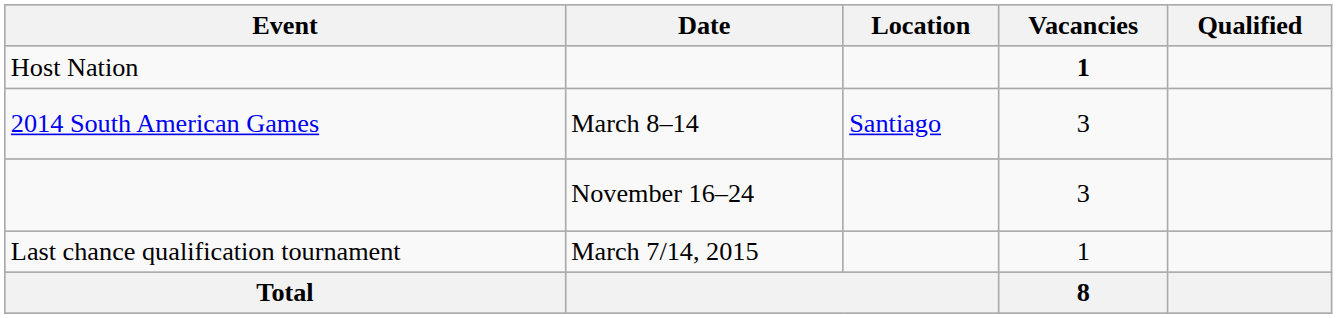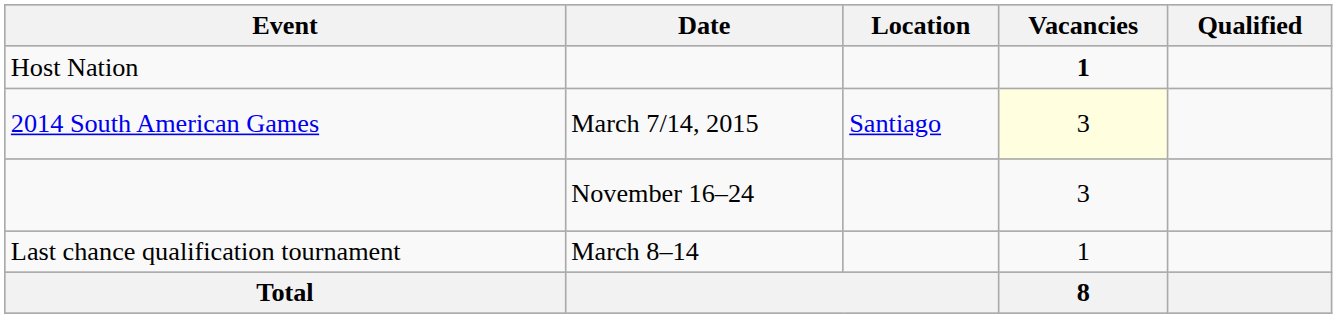(635, 123) March 8–14 -> (665, 123) March 7/14, 2015
(1083, 123) no background -> (1083, 123) lightyellow background
(665, 250) March 7/14, 2015 -> (635, 250) March 8–14
